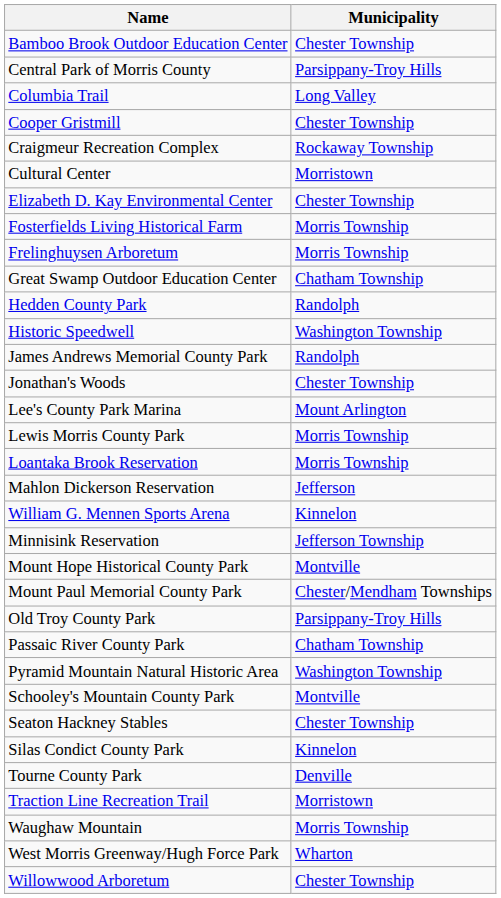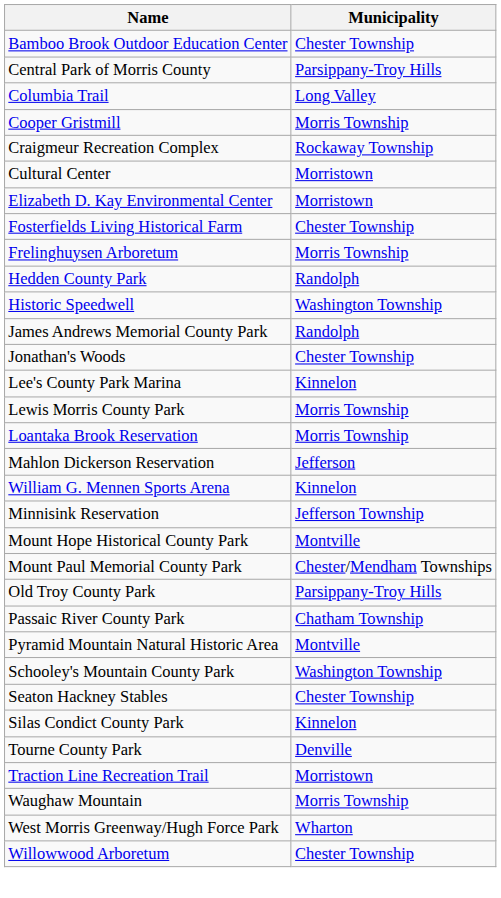(355, 122) Chester Township -> (352, 122) Morris Township
(355, 200) Chester Township -> (334, 200) Morristown
(352, 226) Morris Township -> (355, 226) Chester Township
- row: (142, 278)
(351, 409) Mount Arlington -> (326, 383) Kinnelon
(369, 670) Washington Township -> (328, 644) Montville
(328, 697) Montville -> (369, 670) Washington Township
